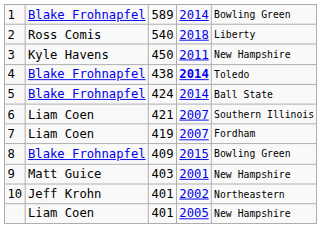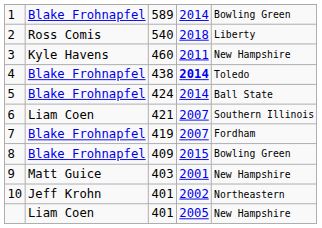(162, 54) 450 -> (162, 54) 460
(61, 134) Liam Coen -> (87, 134) Blake Frohnapfel
